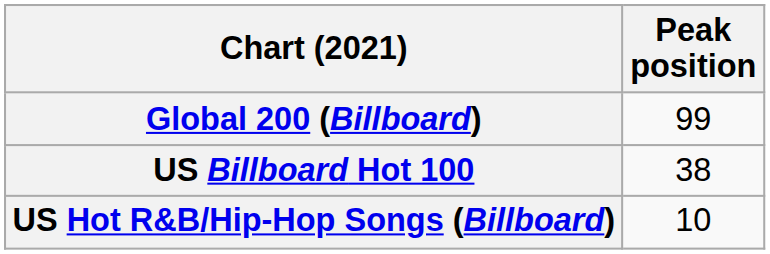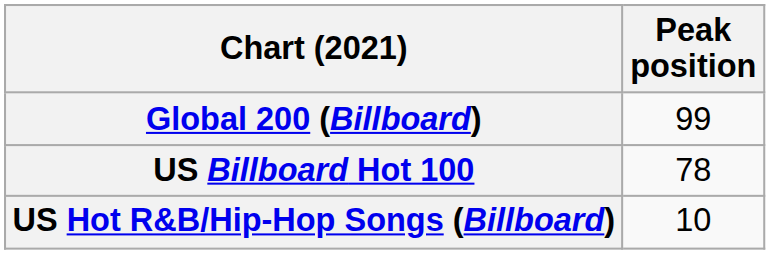(693, 169) 38 -> (693, 169) 78
